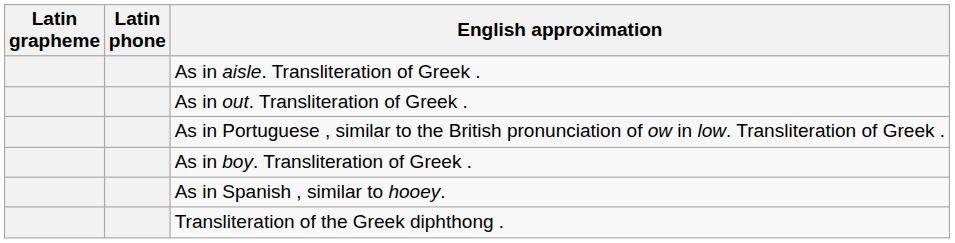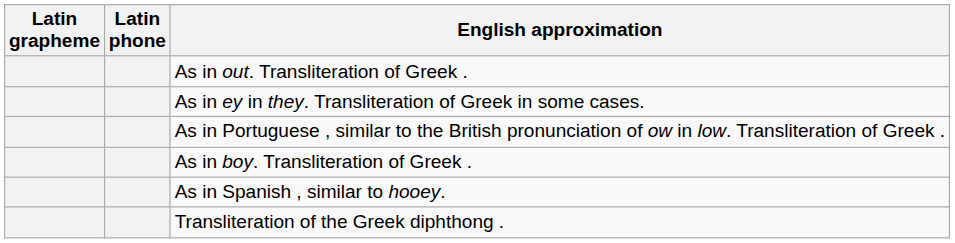- row: (328, 71)
+ row: (410, 101)
